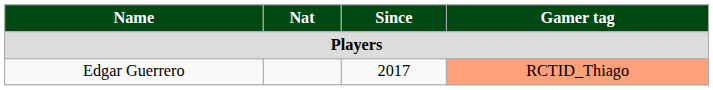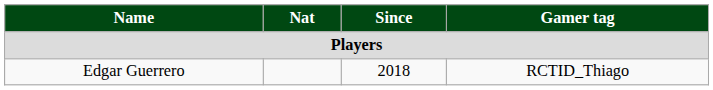(394, 71) 2017 -> (394, 71) 2018
(578, 71) lightsalmon background -> (578, 71) no background
